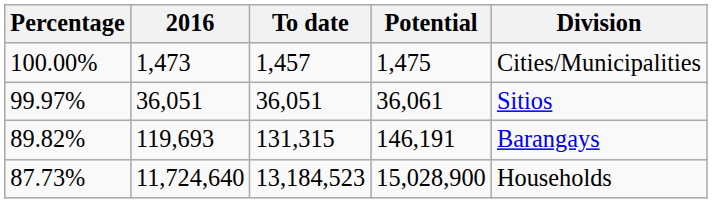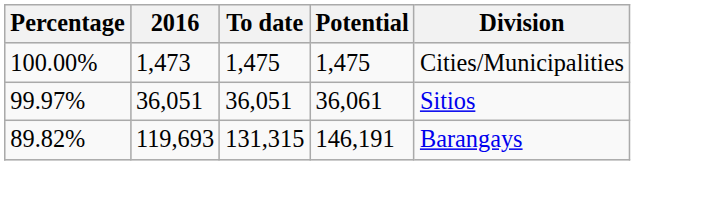(283, 62) 1,457 -> (253, 62) 1,475
- row: (48, 178)
